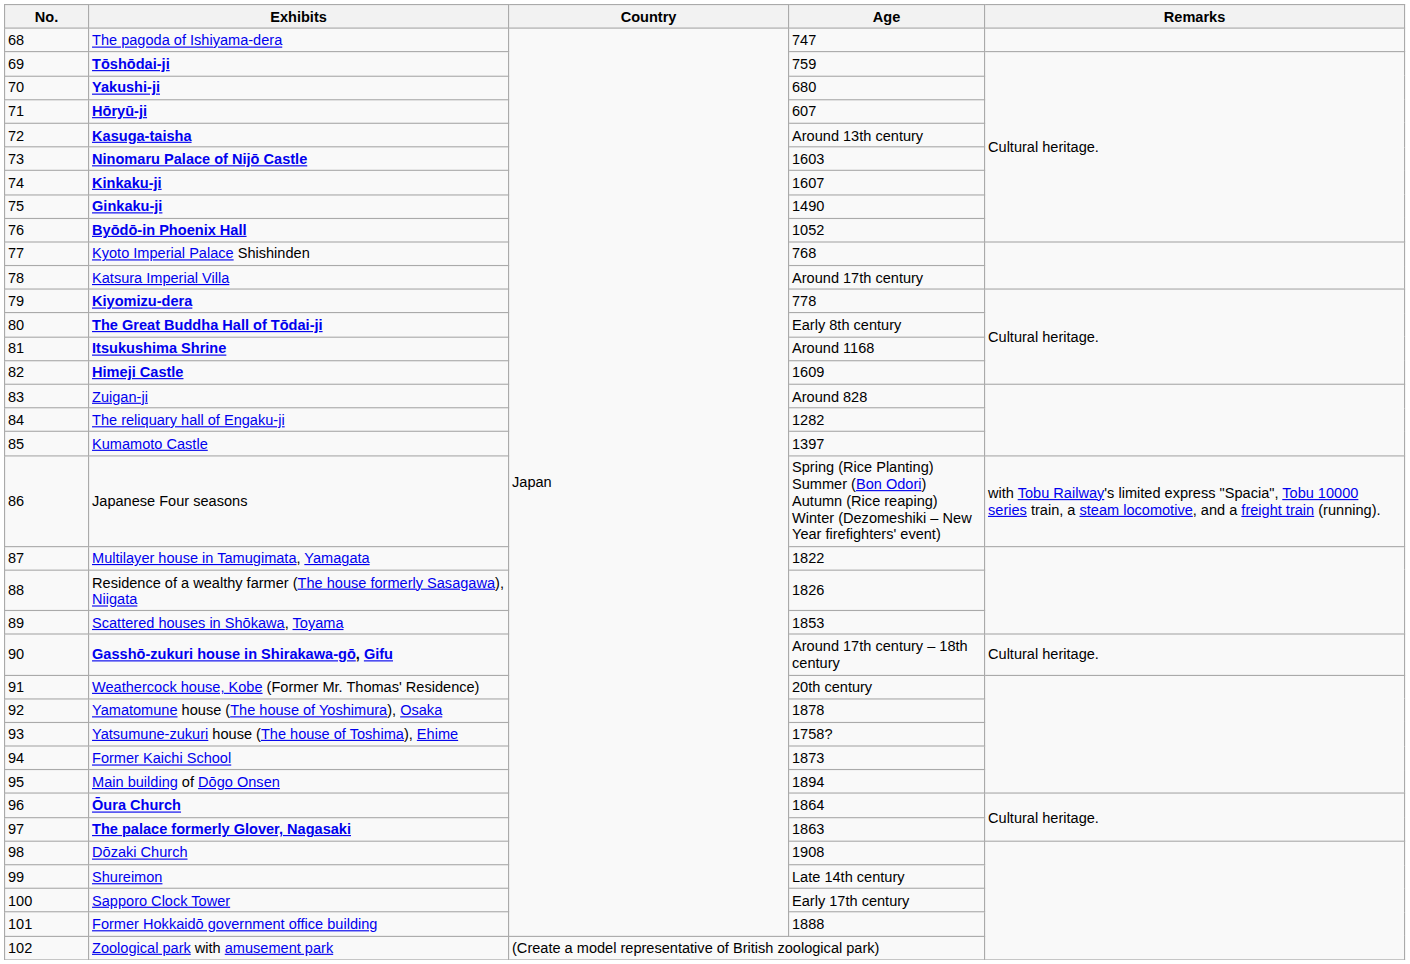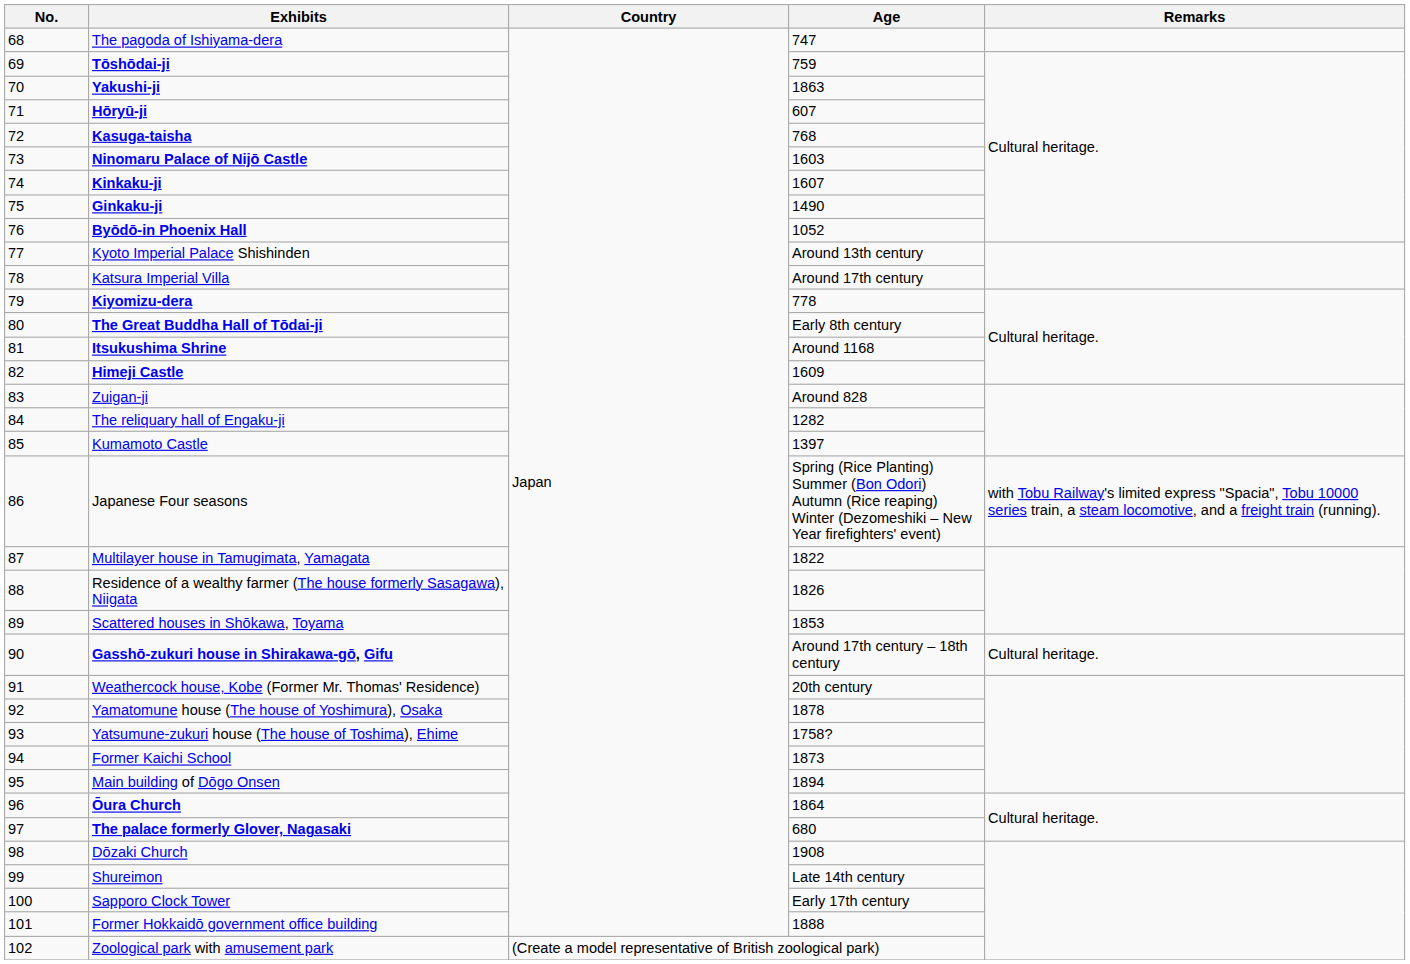(804, 88) 680 -> (808, 88) 1863
(858, 135) Around 13th century -> (804, 135) 768
(804, 254) 768 -> (858, 254) Around 13th century
(808, 829) 1863 -> (804, 829) 680
